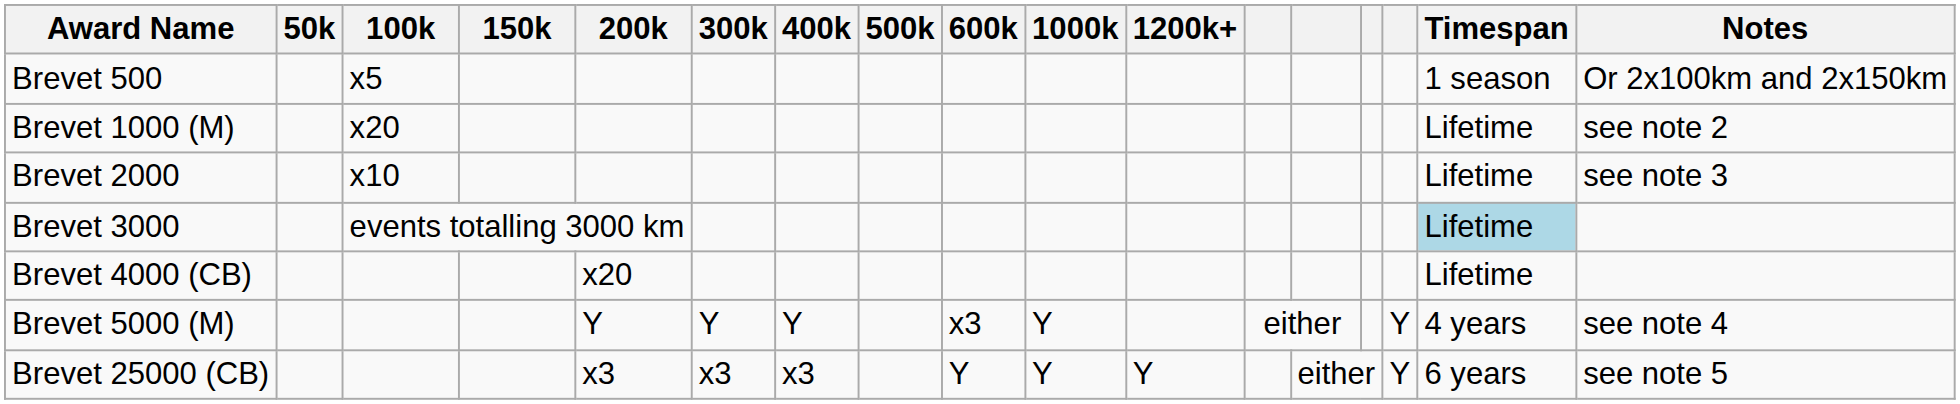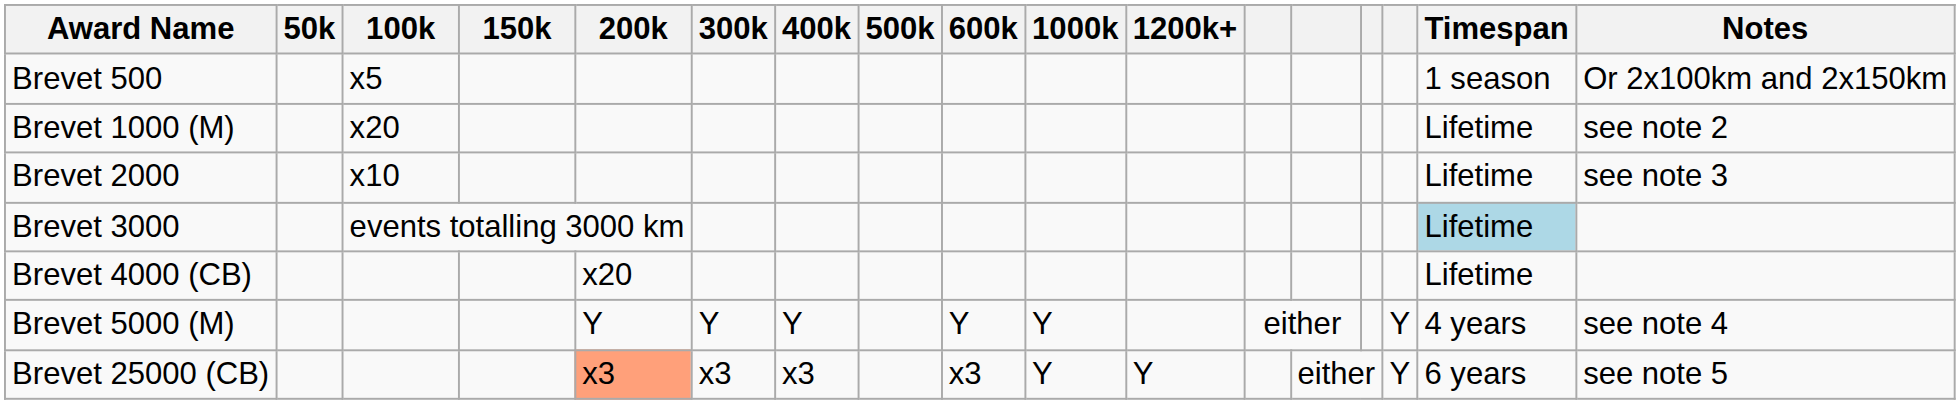(965, 324) x3 -> (959, 324) Y
(599, 373) no background -> (599, 373) lightsalmon background
(959, 373) Y -> (965, 373) x3
